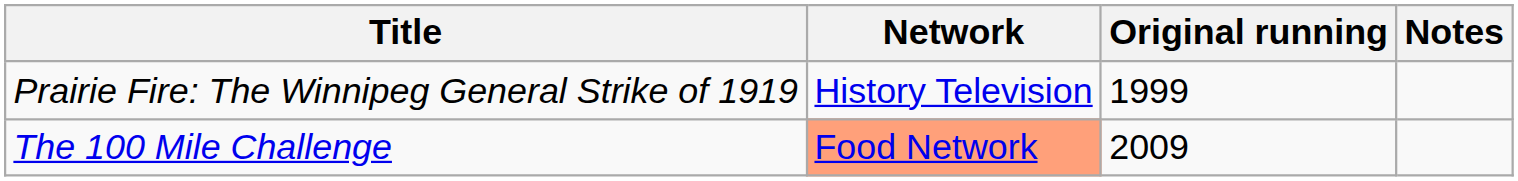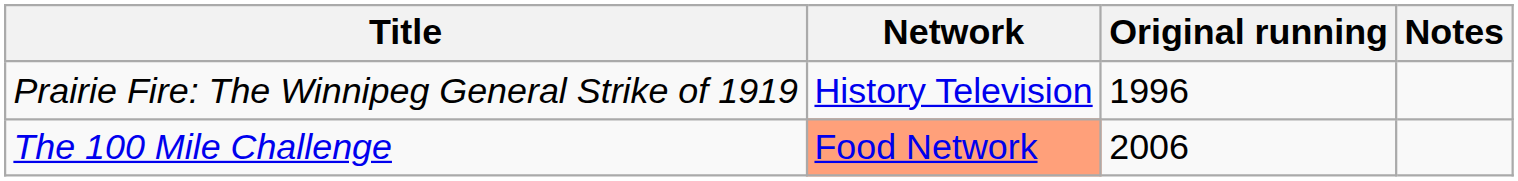(1149, 89) 1999 -> (1149, 89) 1996
(1149, 146) 2009 -> (1149, 146) 2006
